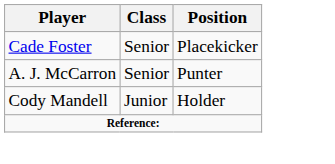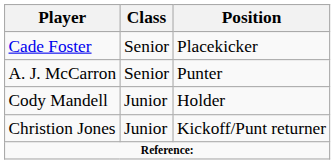+ row: (62, 127)
